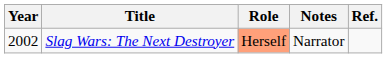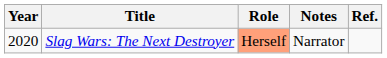(23, 40) 2002 -> (23, 40) 2020
